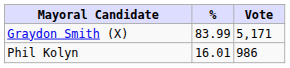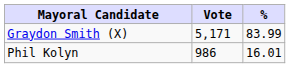columns swapped: (259, 14) <-> (213, 14)
